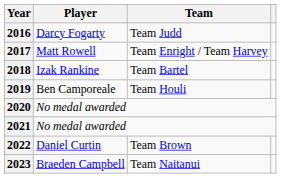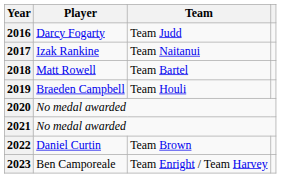(66, 51) Matt Rowell -> (68, 51) Izak Rankine
(199, 51) Team Enright / Team Harvey -> (165, 51) Team Naitanui
(68, 70) Izak Rankine -> (66, 70) Matt Rowell
(76, 88) Ben Camporeale -> (80, 88) Braeden Campbell
(80, 164) Braeden Campbell -> (76, 164) Ben Camporeale
(165, 164) Team Naitanui -> (199, 164) Team Enright / Team Harvey
